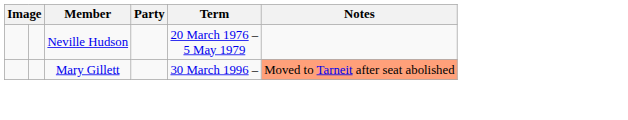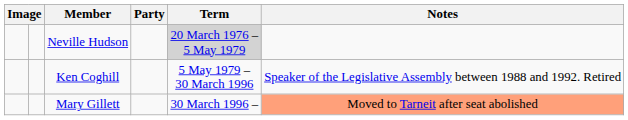(214, 42) no background -> (214, 42) lightgrey background
+ row: (88, 76)
